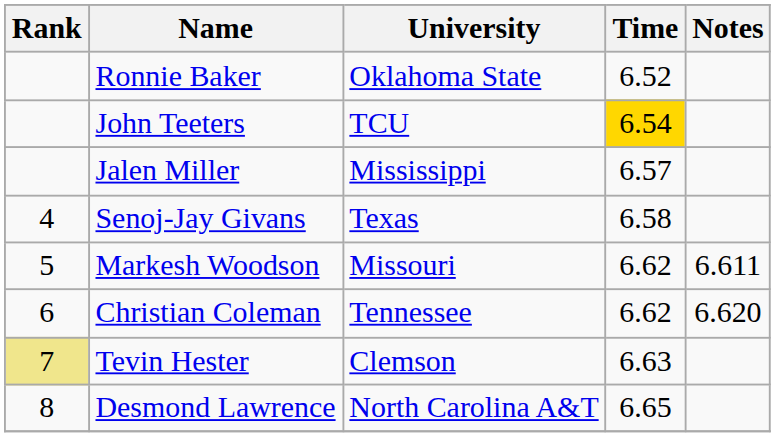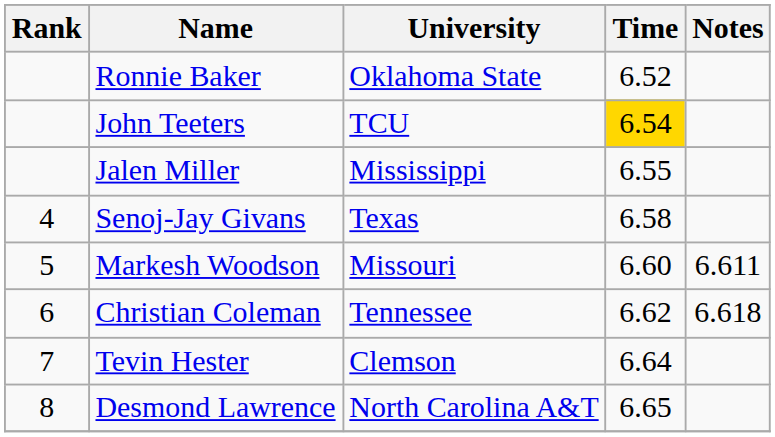(645, 170) 6.57 -> (645, 170) 6.55
(645, 265) 6.62 -> (645, 265) 6.60
(728, 312) 6.620 -> (728, 312) 6.618
(47, 360) khaki background -> (47, 360) no background
(645, 360) 6.63 -> (645, 360) 6.64
